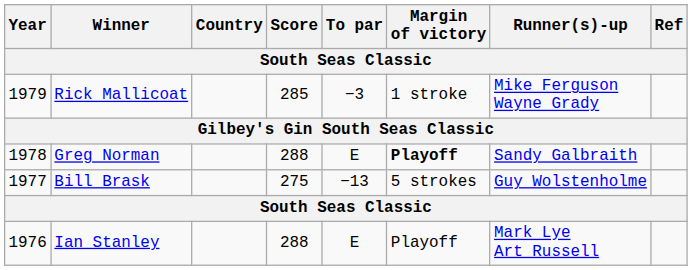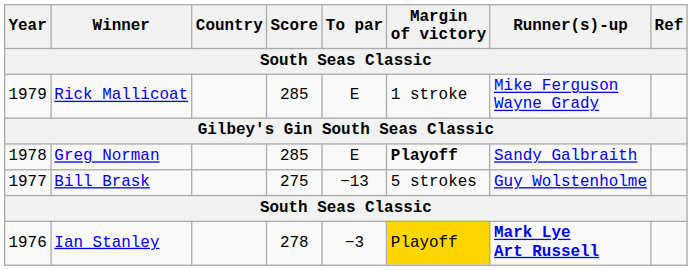(355, 96) −3 -> (355, 96) E
(294, 157) 288 -> (294, 157) 285
(294, 243) 288 -> (294, 243) 278
(355, 243) E -> (355, 243) −3
(424, 243) no background -> (424, 243) gold background
(547, 243) normal -> (547, 243) bold
